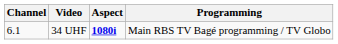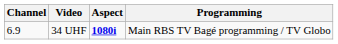(14, 30) 6.1 -> (14, 30) 6.9
